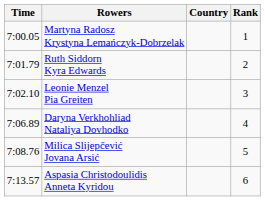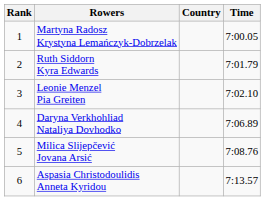columns swapped: (246, 13) <-> (23, 13)
